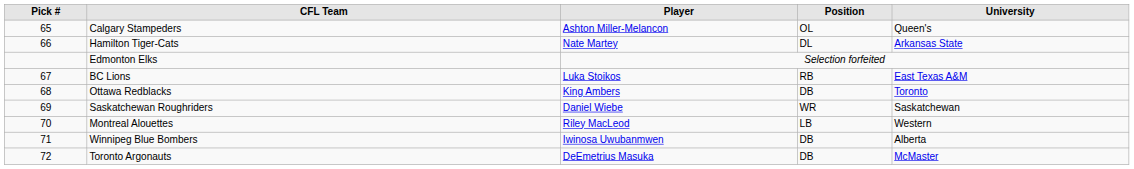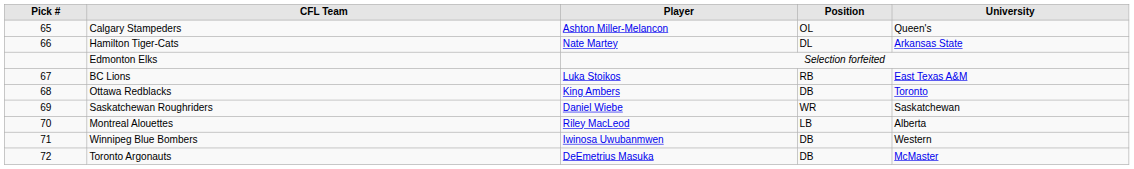(913, 124) Western -> (910, 124) Alberta
(910, 140) Alberta -> (913, 140) Western
